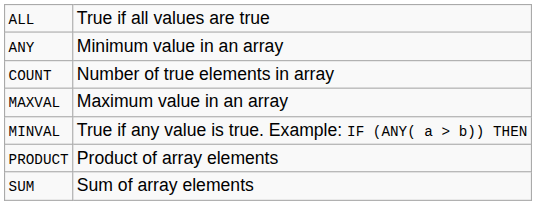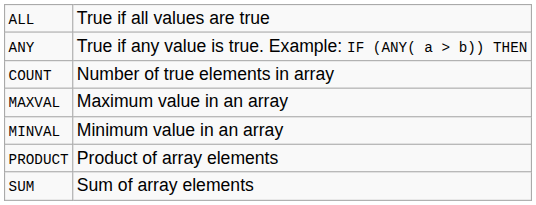(180, 46) Minimum value in an array -> (302, 46) True if any value is true. Example: IF (ANY( a > b)) THEN
(302, 130) True if any value is true. Example: IF (ANY( a > b)) THEN -> (180, 130) Minimum value in an array
